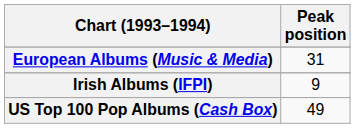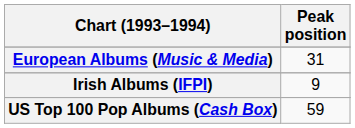(316, 110) 49 -> (316, 110) 59
